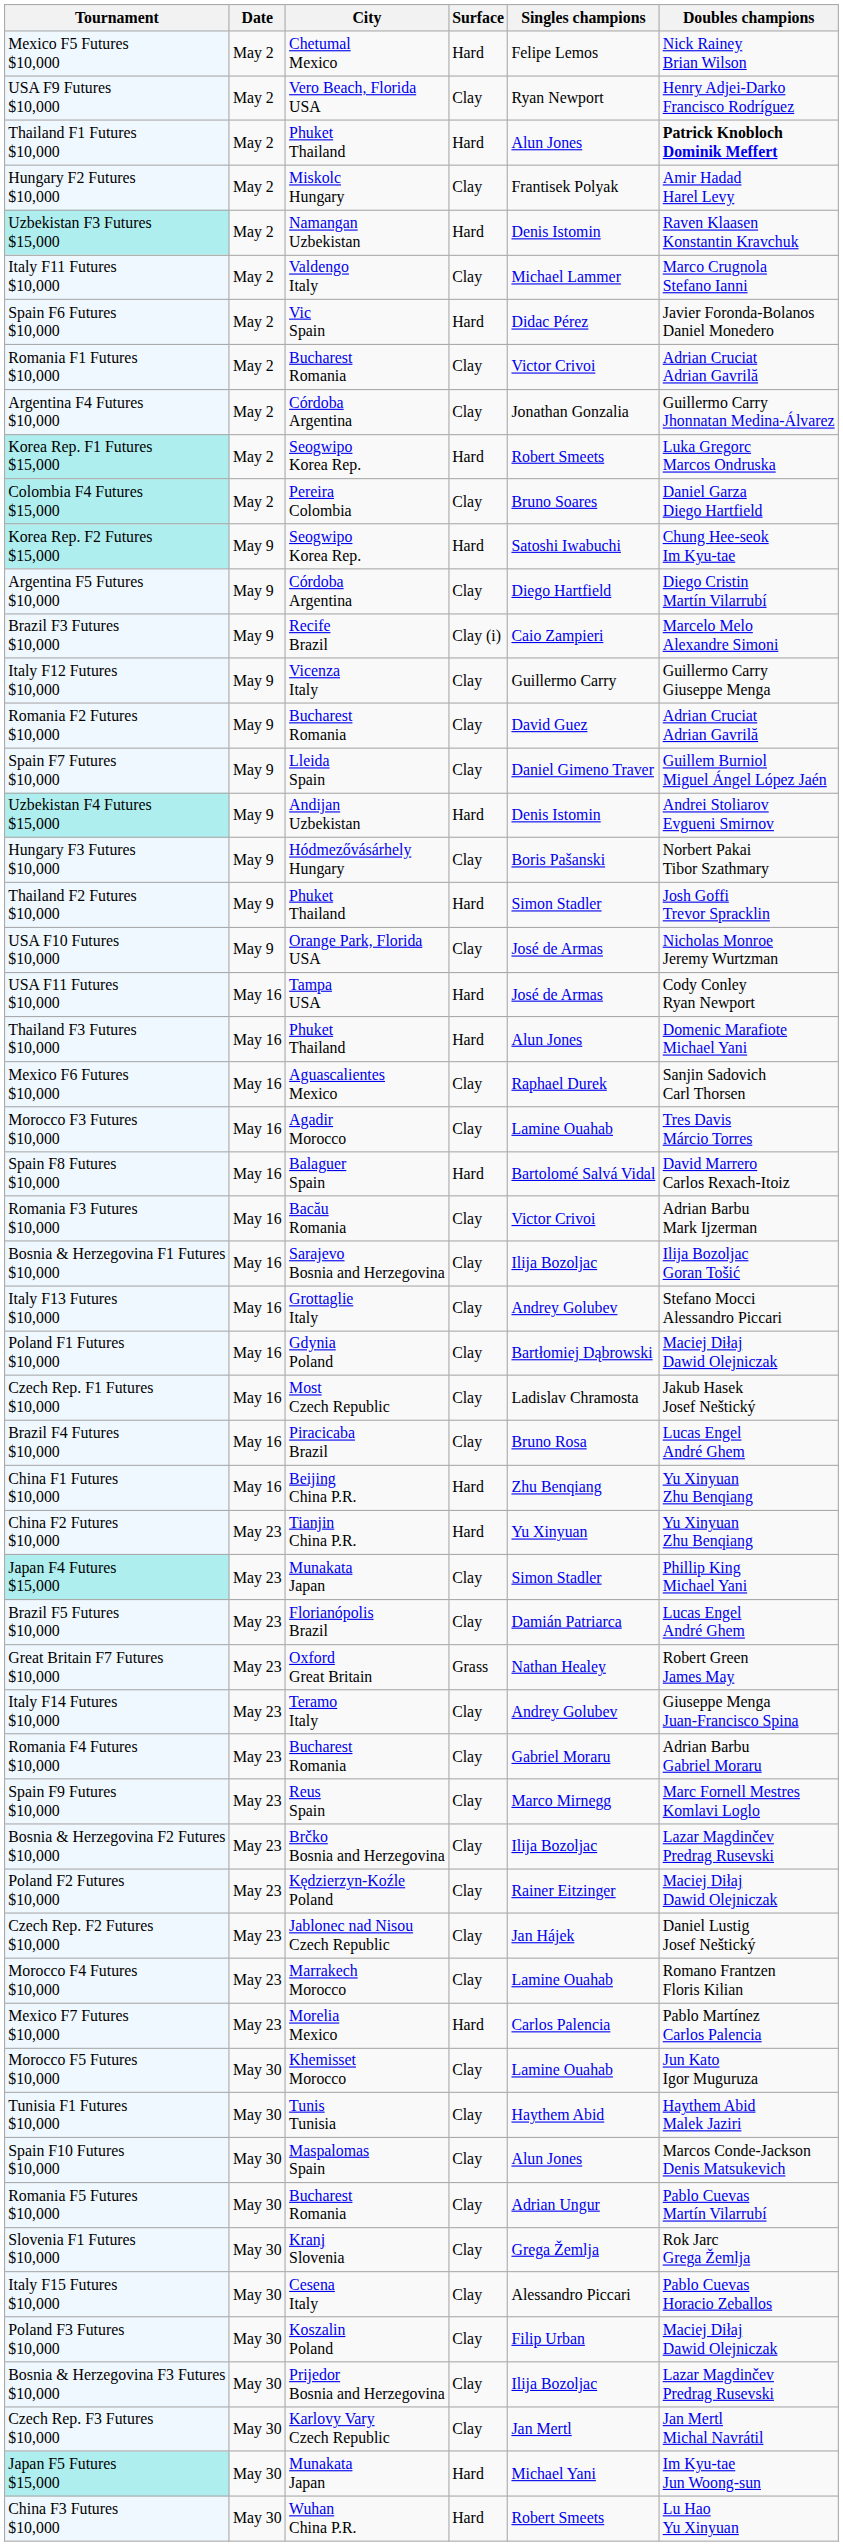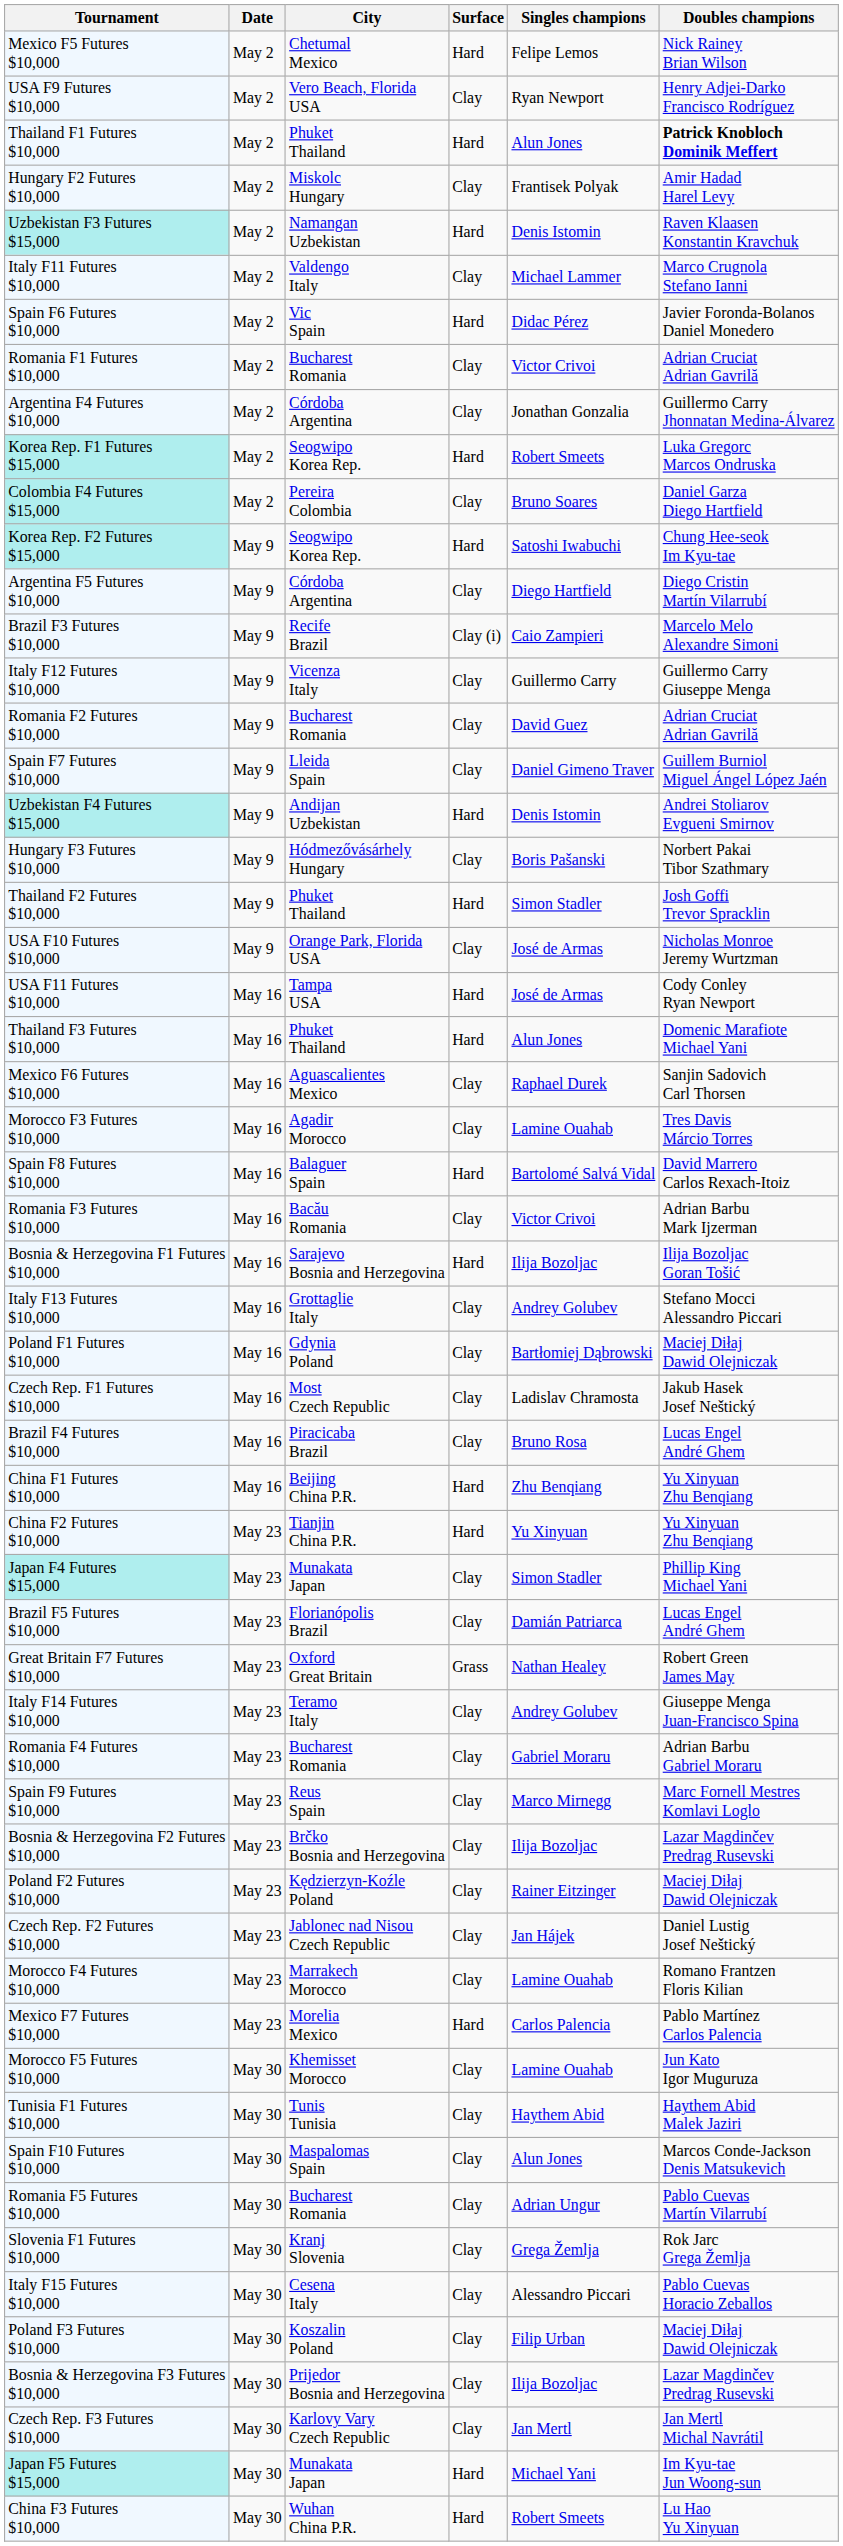(467, 1263) Clay -> (468, 1263) Hard
